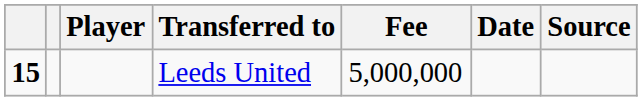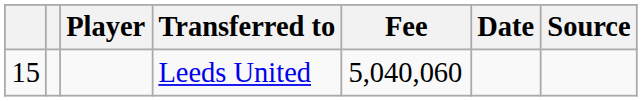(26, 72) bold -> (26, 72) normal
(405, 72) 5,000,000 -> (405, 72) 5,040,060
